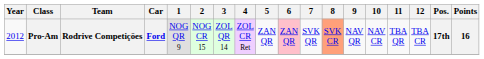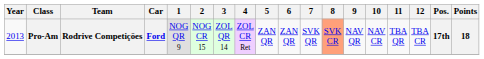(15, 36) 2012 -> (15, 36) 2013
(289, 36) pink background -> (289, 36) no background
(465, 36) 16 -> (465, 36) 18
